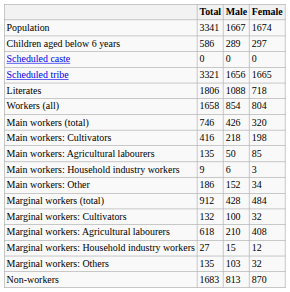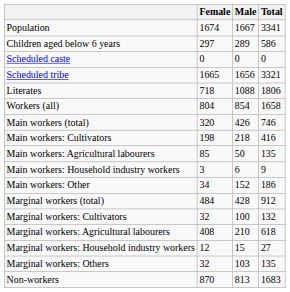columns swapped: (210, 12) <-> (267, 12)
